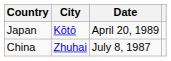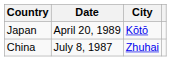columns swapped: (70, 13) <-> (125, 13)
